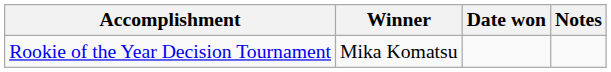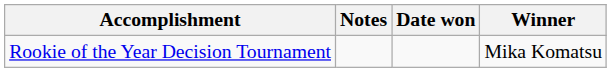columns swapped: (399, 20) <-> (578, 20)
